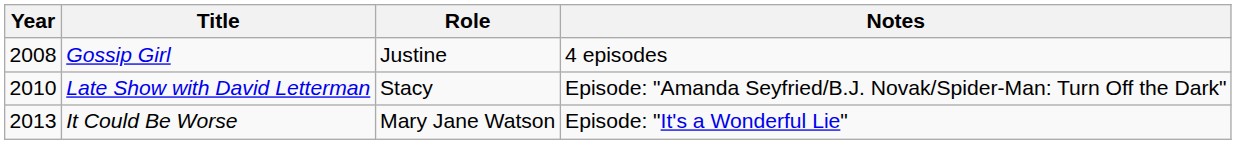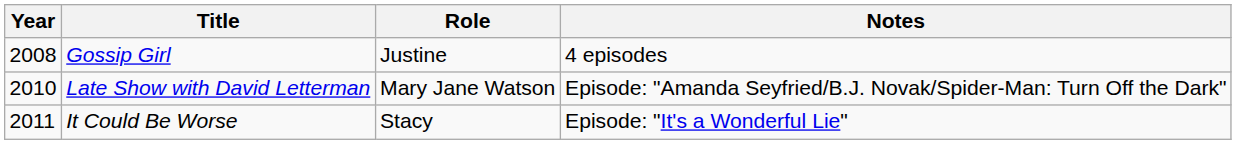(406, 88) Stacy -> (468, 88) Mary Jane Watson
(33, 121) 2013 -> (32, 121) 2011
(468, 121) Mary Jane Watson -> (406, 121) Stacy
